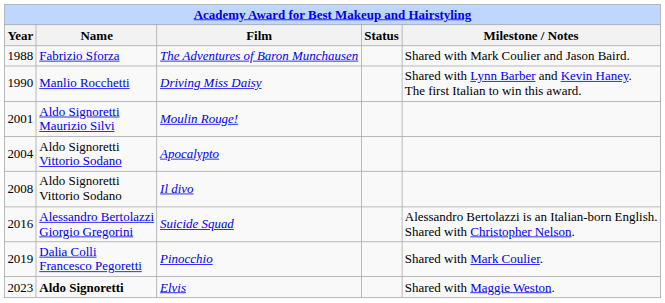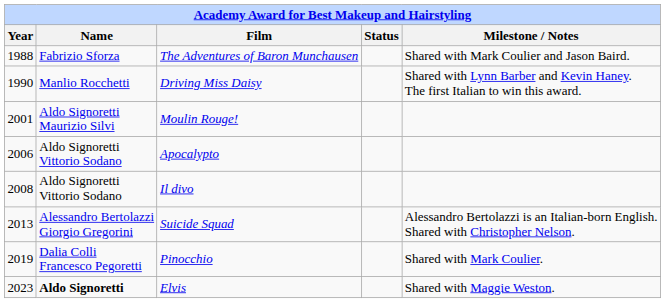(20, 153) 2004 -> (20, 153) 2006
(20, 224) 2016 -> (20, 224) 2013
